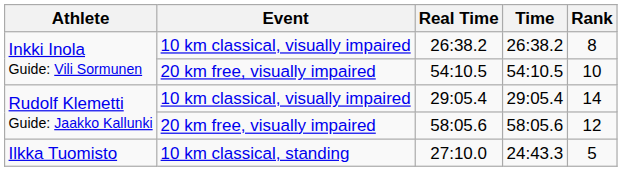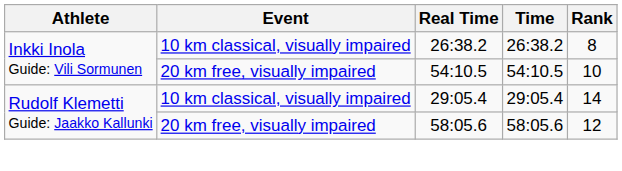- row: (459, 153)
